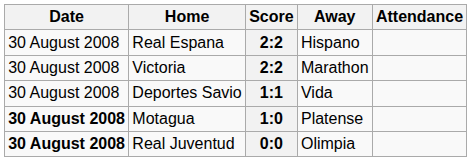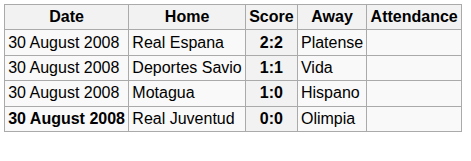(330, 42) Hispano -> (332, 42) Platense
- row: (159, 67)
(67, 118) bold -> (64, 93) normal
(332, 118) Platense -> (330, 93) Hispano
